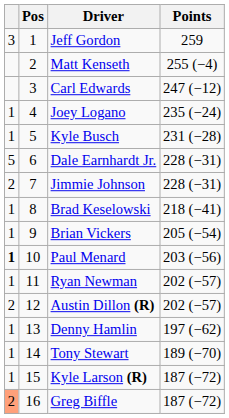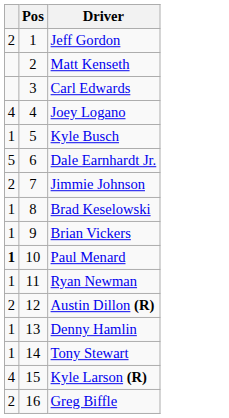- column: (192, 16)
(12, 40) 3 -> (12, 40) 2
(12, 112) 1 -> (12, 112) 4
(12, 377) 1 -> (12, 377) 4
(12, 401) lightsalmon background -> (12, 401) no background
